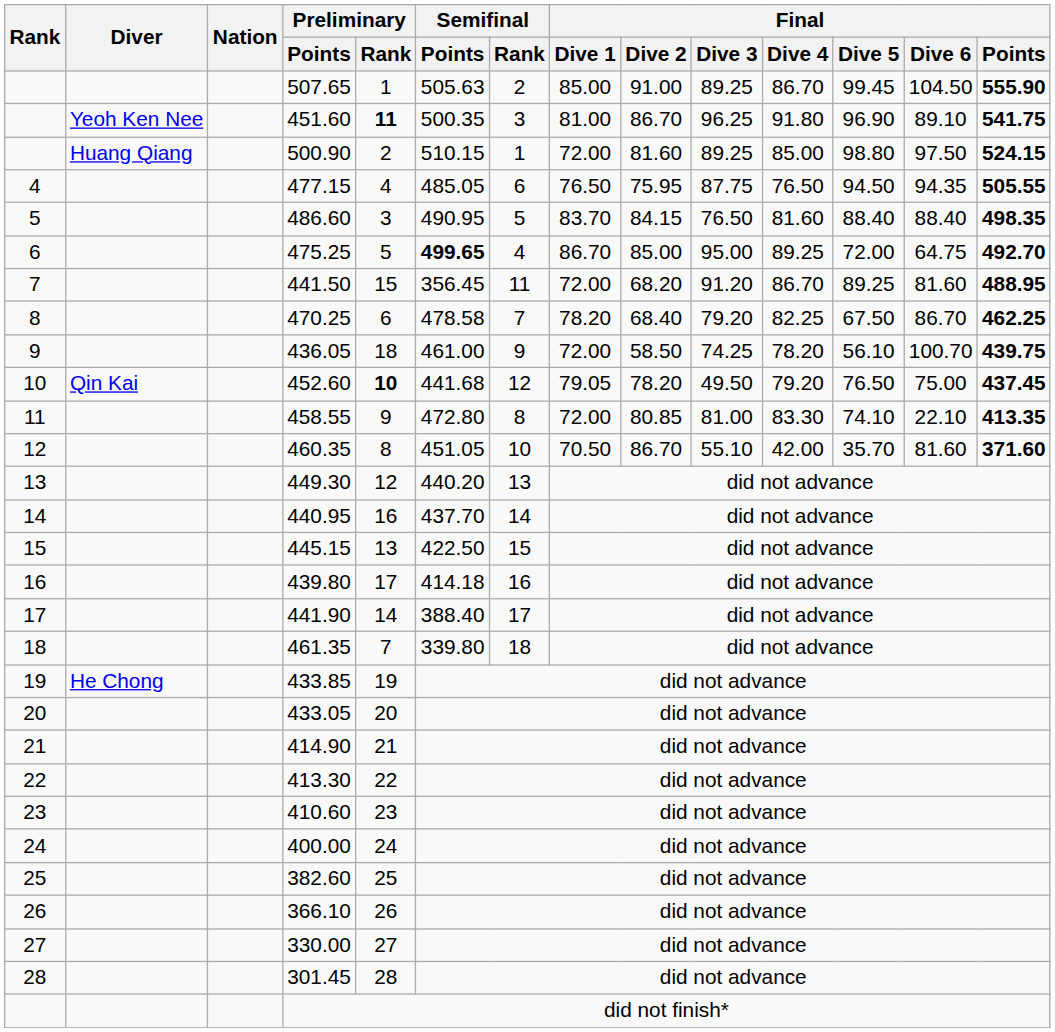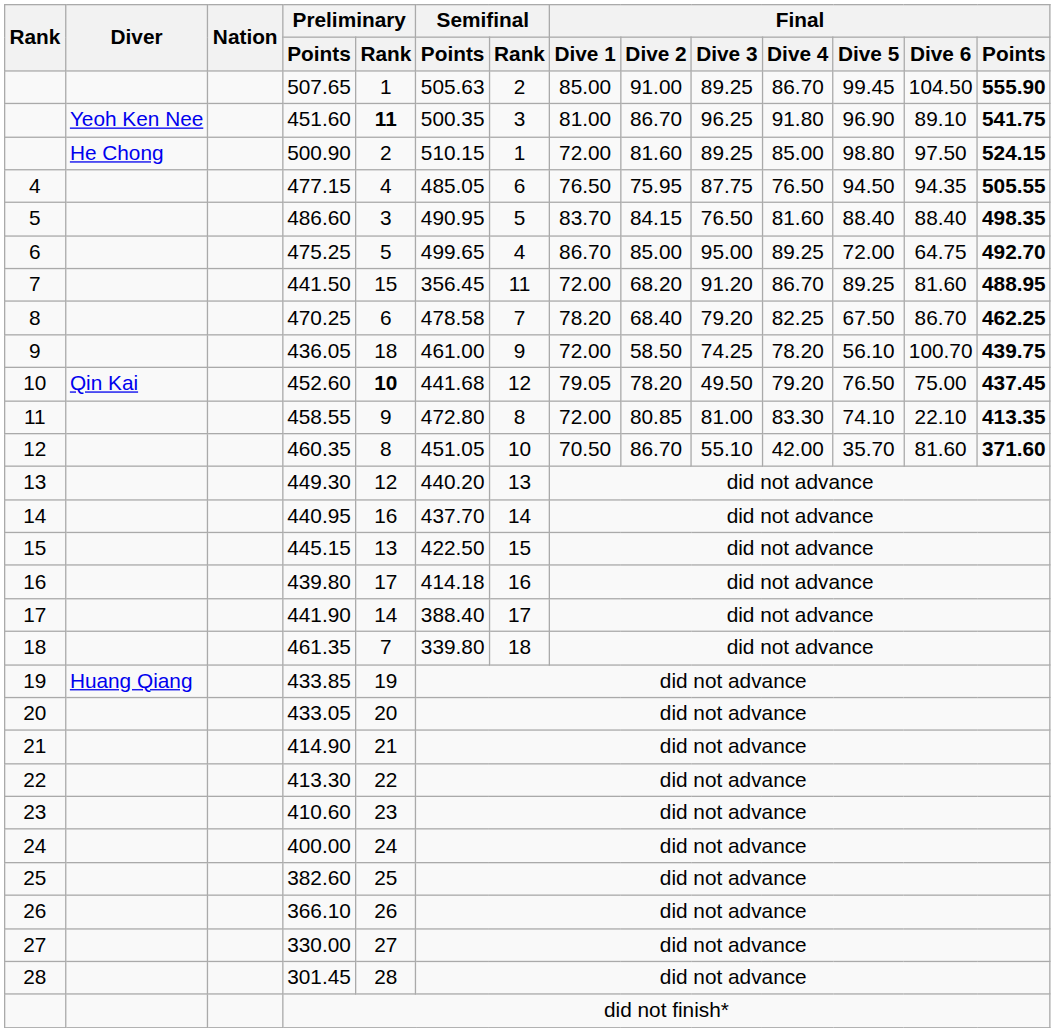(131, 152) Huang Qiang -> (117, 152) He Chong
(453, 251) bold -> (453, 251) normal
(117, 680) He Chong -> (131, 680) Huang Qiang
